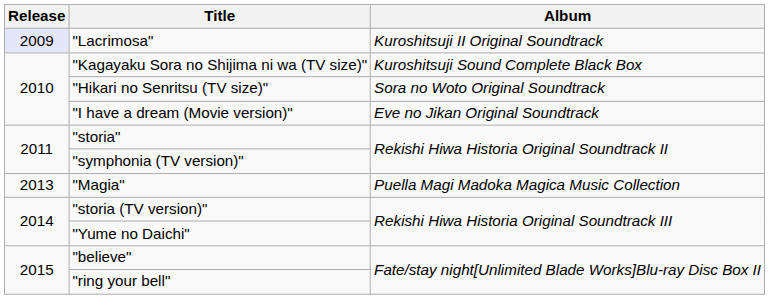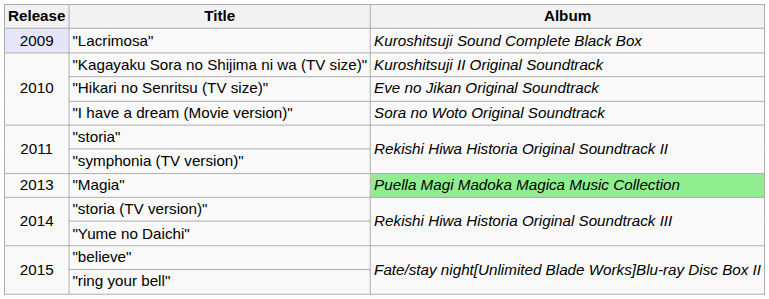(489, 40) Kuroshitsuji II Original Soundtrack -> (508, 40) Kuroshitsuji Sound Complete Black Box
(508, 64) Kuroshitsuji Sound Complete Black Box -> (489, 64) Kuroshitsuji II Original Soundtrack
(489, 88) Sora no Woto Original Soundtrack -> (486, 88) Eve no Jikan Original Soundtrack
(486, 112) Eve no Jikan Original Soundtrack -> (489, 112) Sora no Woto Original Soundtrack
(527, 185) no background -> (527, 185) lightgreen background
